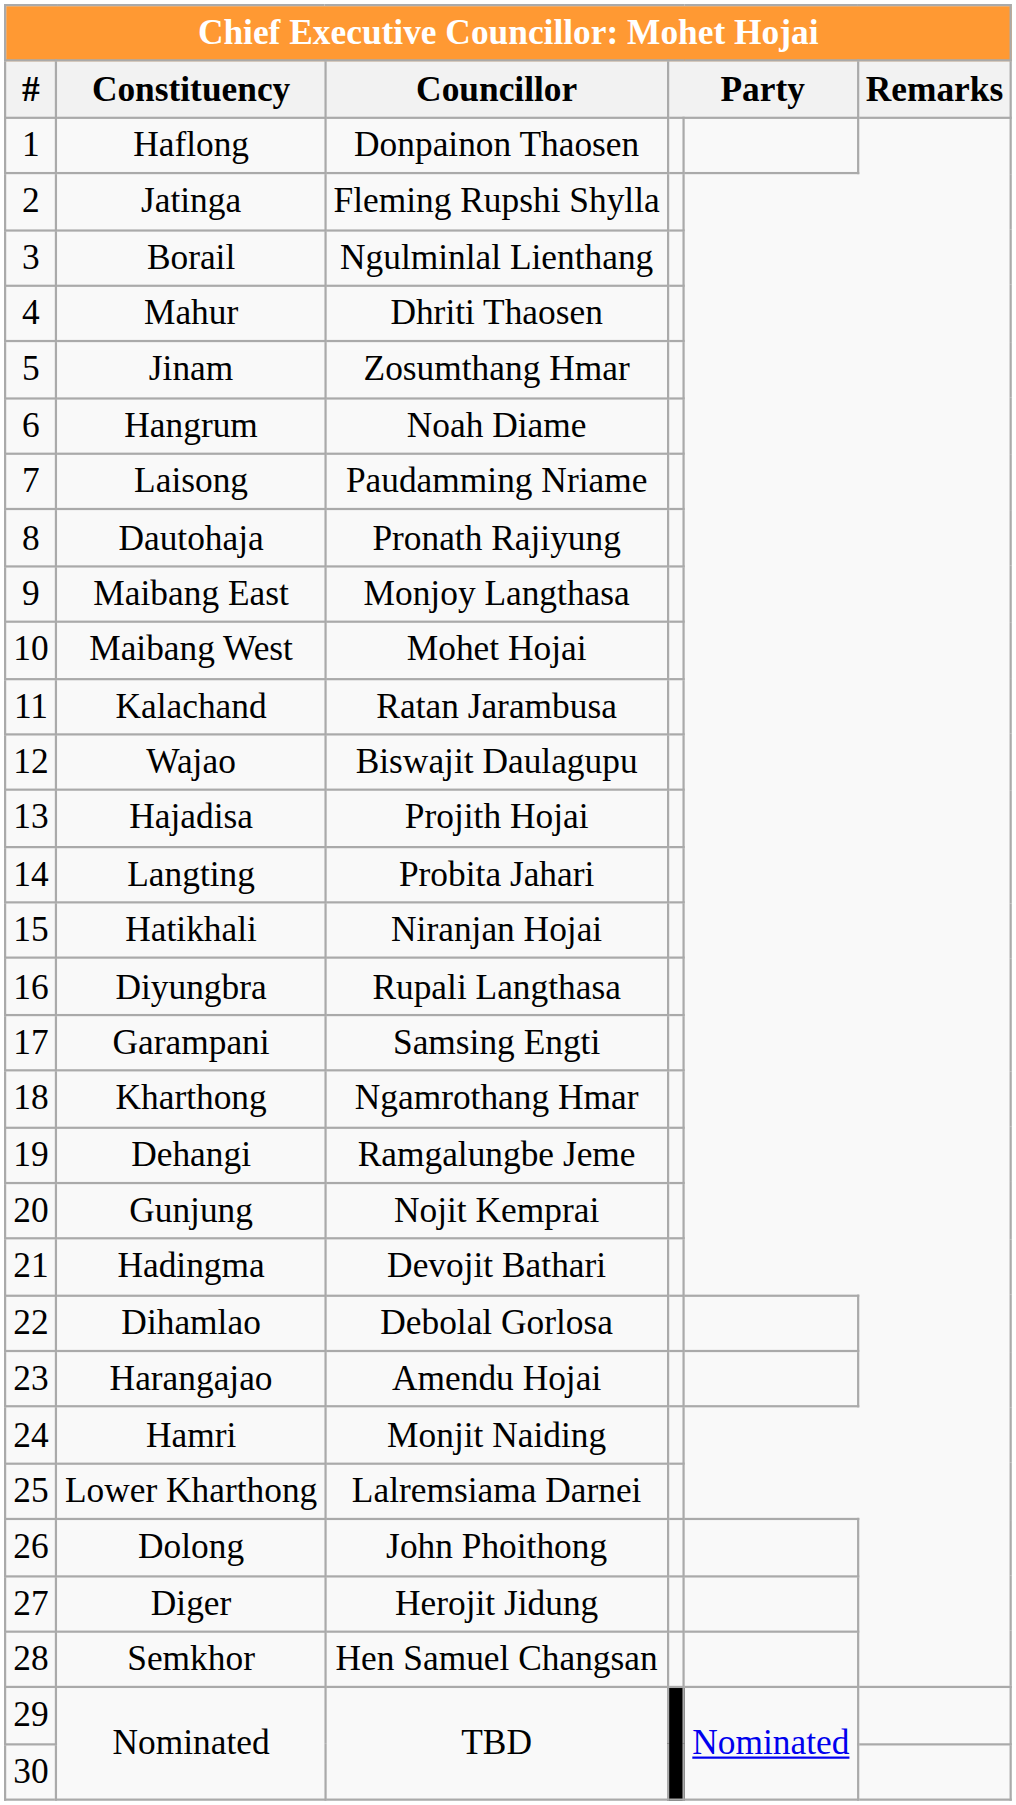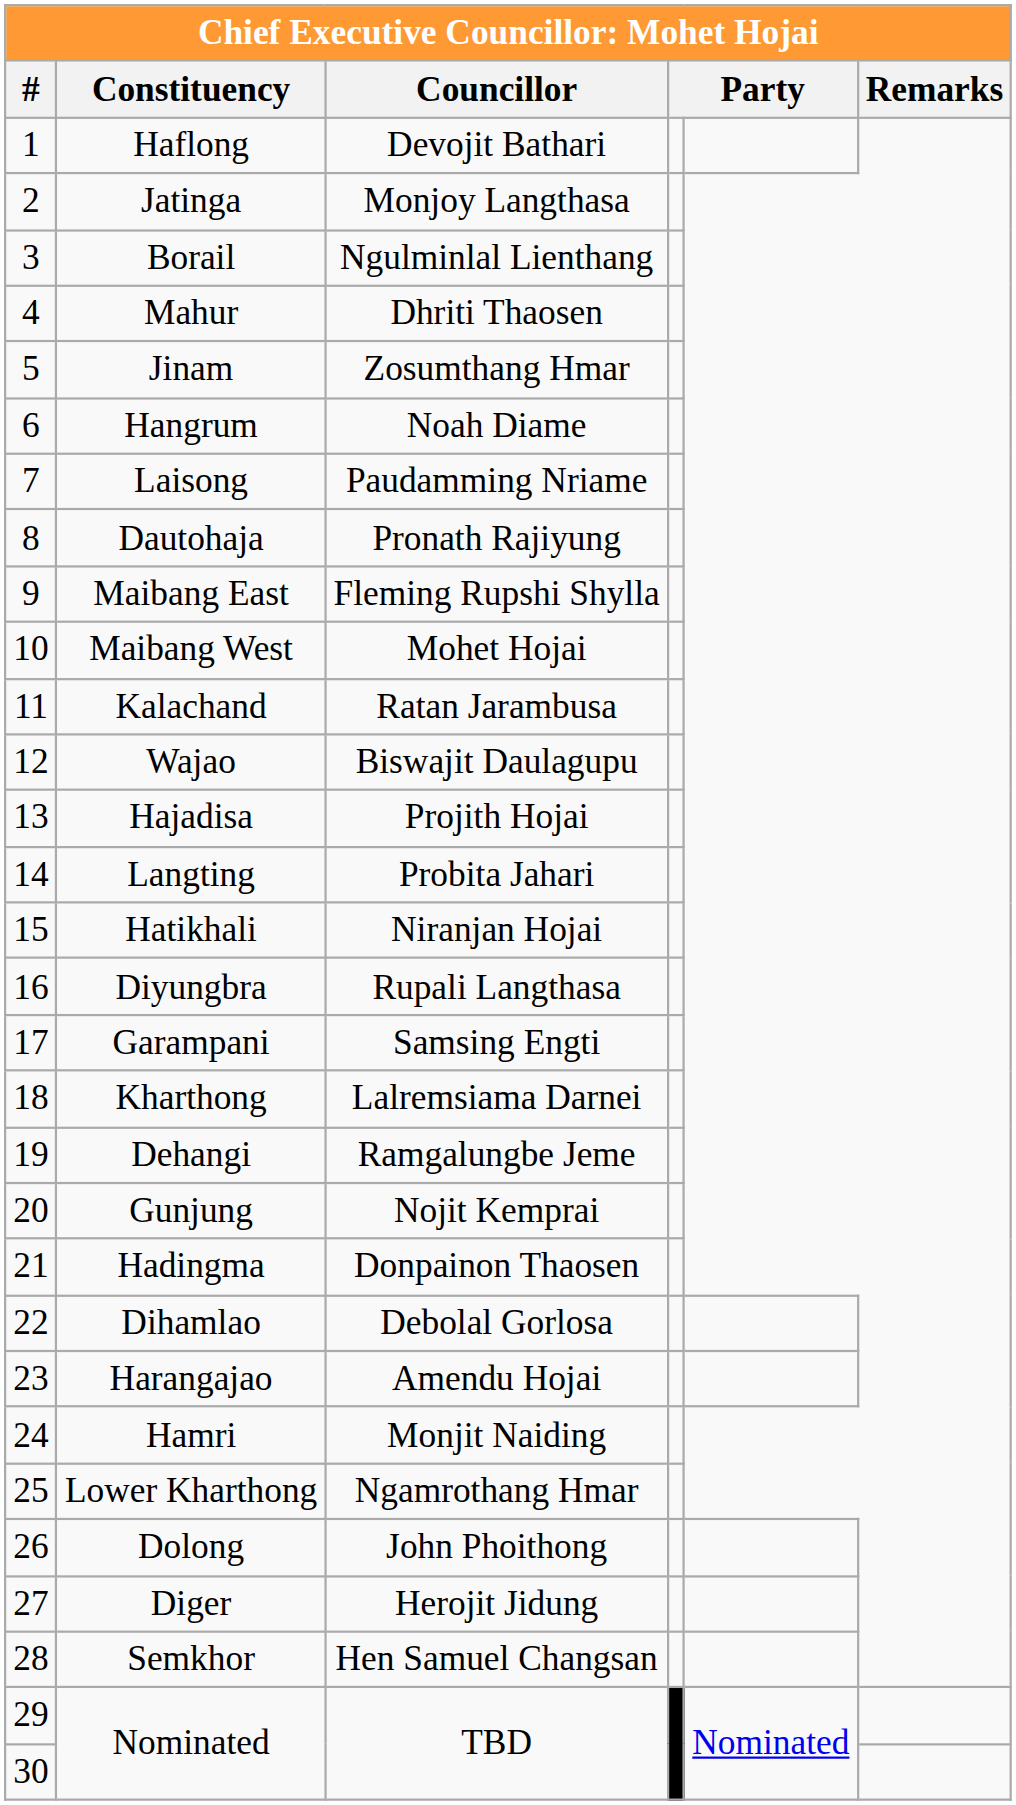(497, 144) Donpainon Thaosen -> (497, 144) Devojit Bathari
(497, 200) Fleming Rupshi Shylla -> (497, 200) Monjoy Langthasa
(497, 593) Monjoy Langthasa -> (497, 593) Fleming Rupshi Shylla
(497, 1098) Ngamrothang Hmar -> (497, 1098) Lalremsiama Darnei
(497, 1266) Devojit Bathari -> (497, 1266) Donpainon Thaosen
(497, 1490) Lalremsiama Darnei -> (497, 1490) Ngamrothang Hmar
